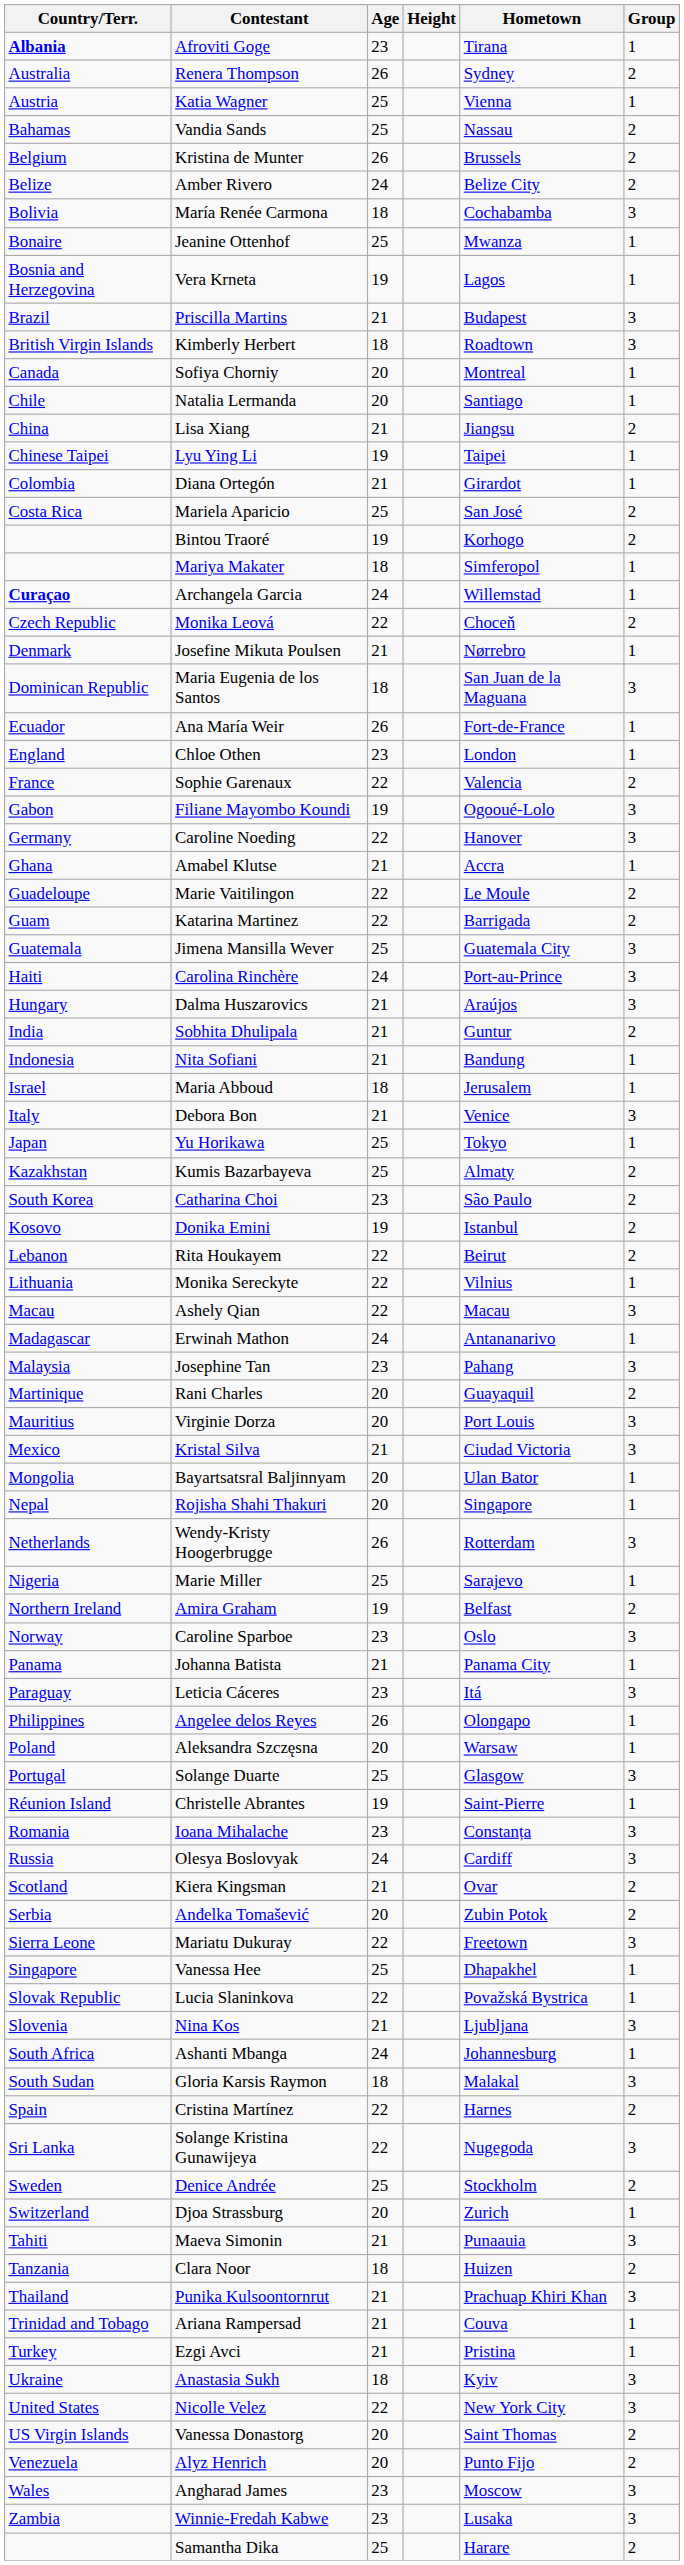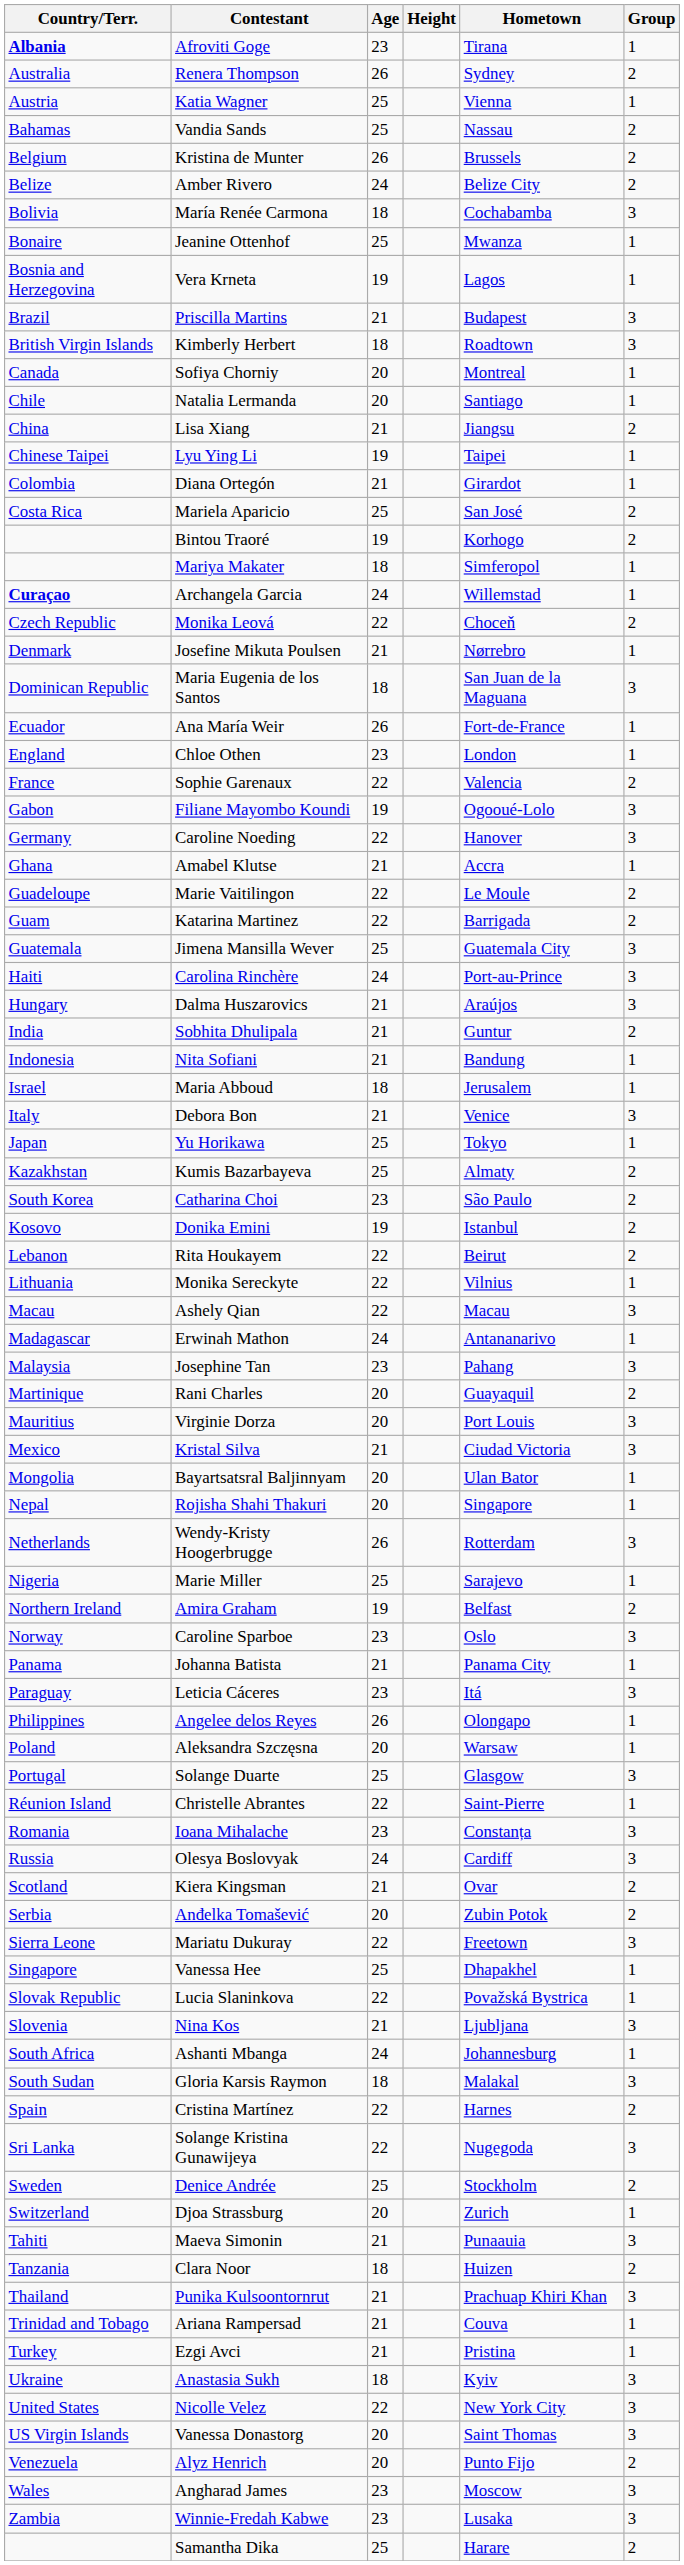(380, 1803) 19 -> (380, 1803) 22
(632, 2435) 2 -> (632, 2435) 3
